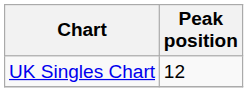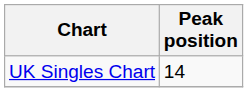(174, 71) 12 -> (174, 71) 14
